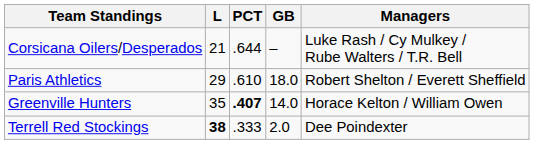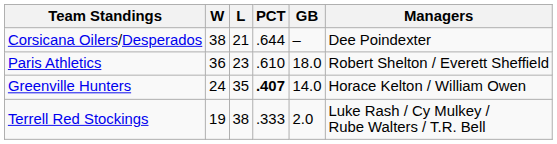+ column: (217, 16)
(386, 48) Luke Rash / Cy Mulkey / Rube Walters / T.R. Bell -> (380, 39) Dee Poindexter
(217, 80) 29 -> (241, 63) 23
(217, 127) bold -> (241, 119) normal
(356, 127) Dee Poindexter -> (409, 119) Luke Rash / Cy Mulkey / Rube Walters / T.R. Bell
